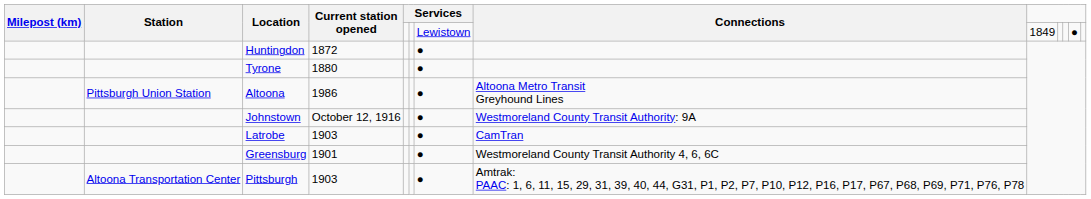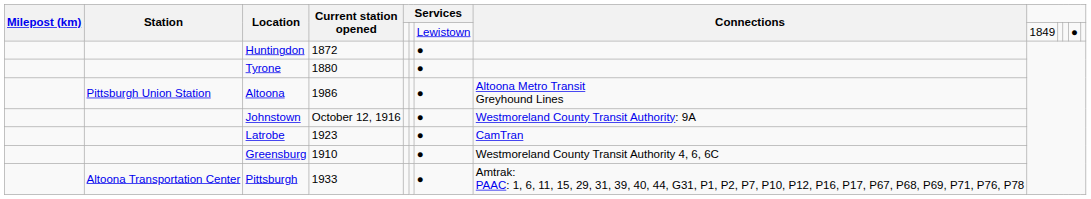(325, 136) 1903 -> (325, 136) 1923
(325, 154) 1901 -> (325, 154) 1910
(325, 179) 1903 -> (325, 179) 1933
